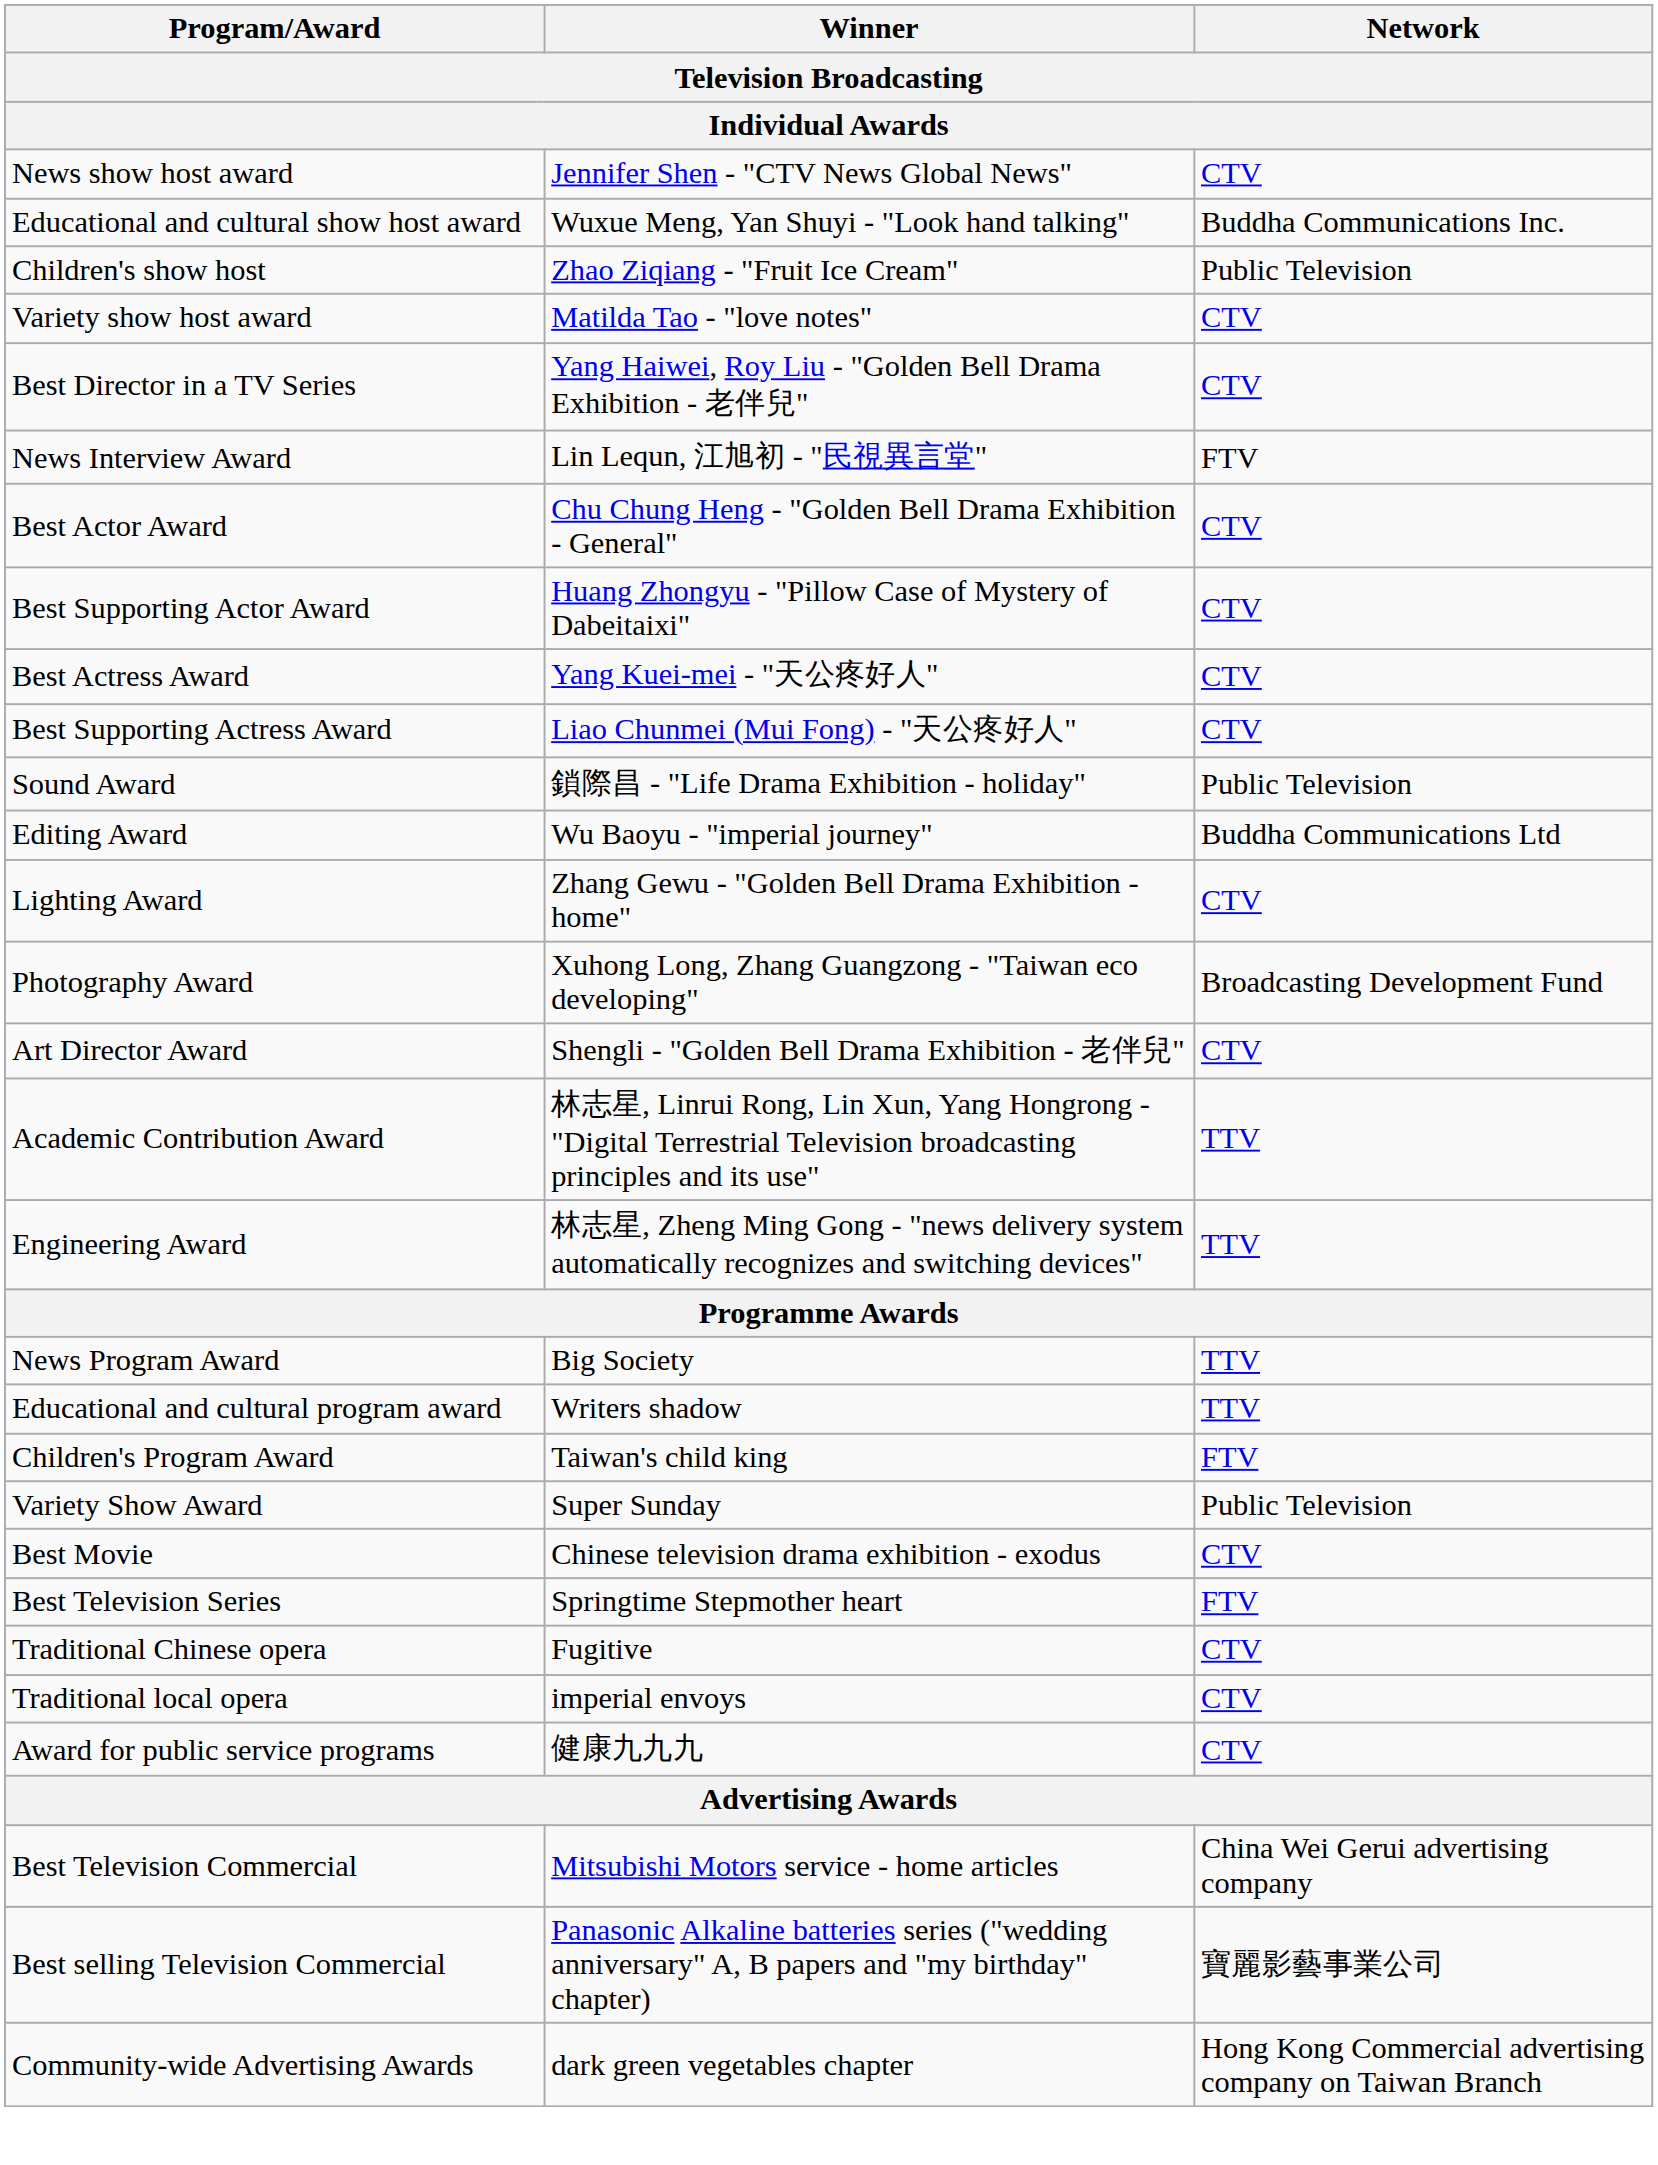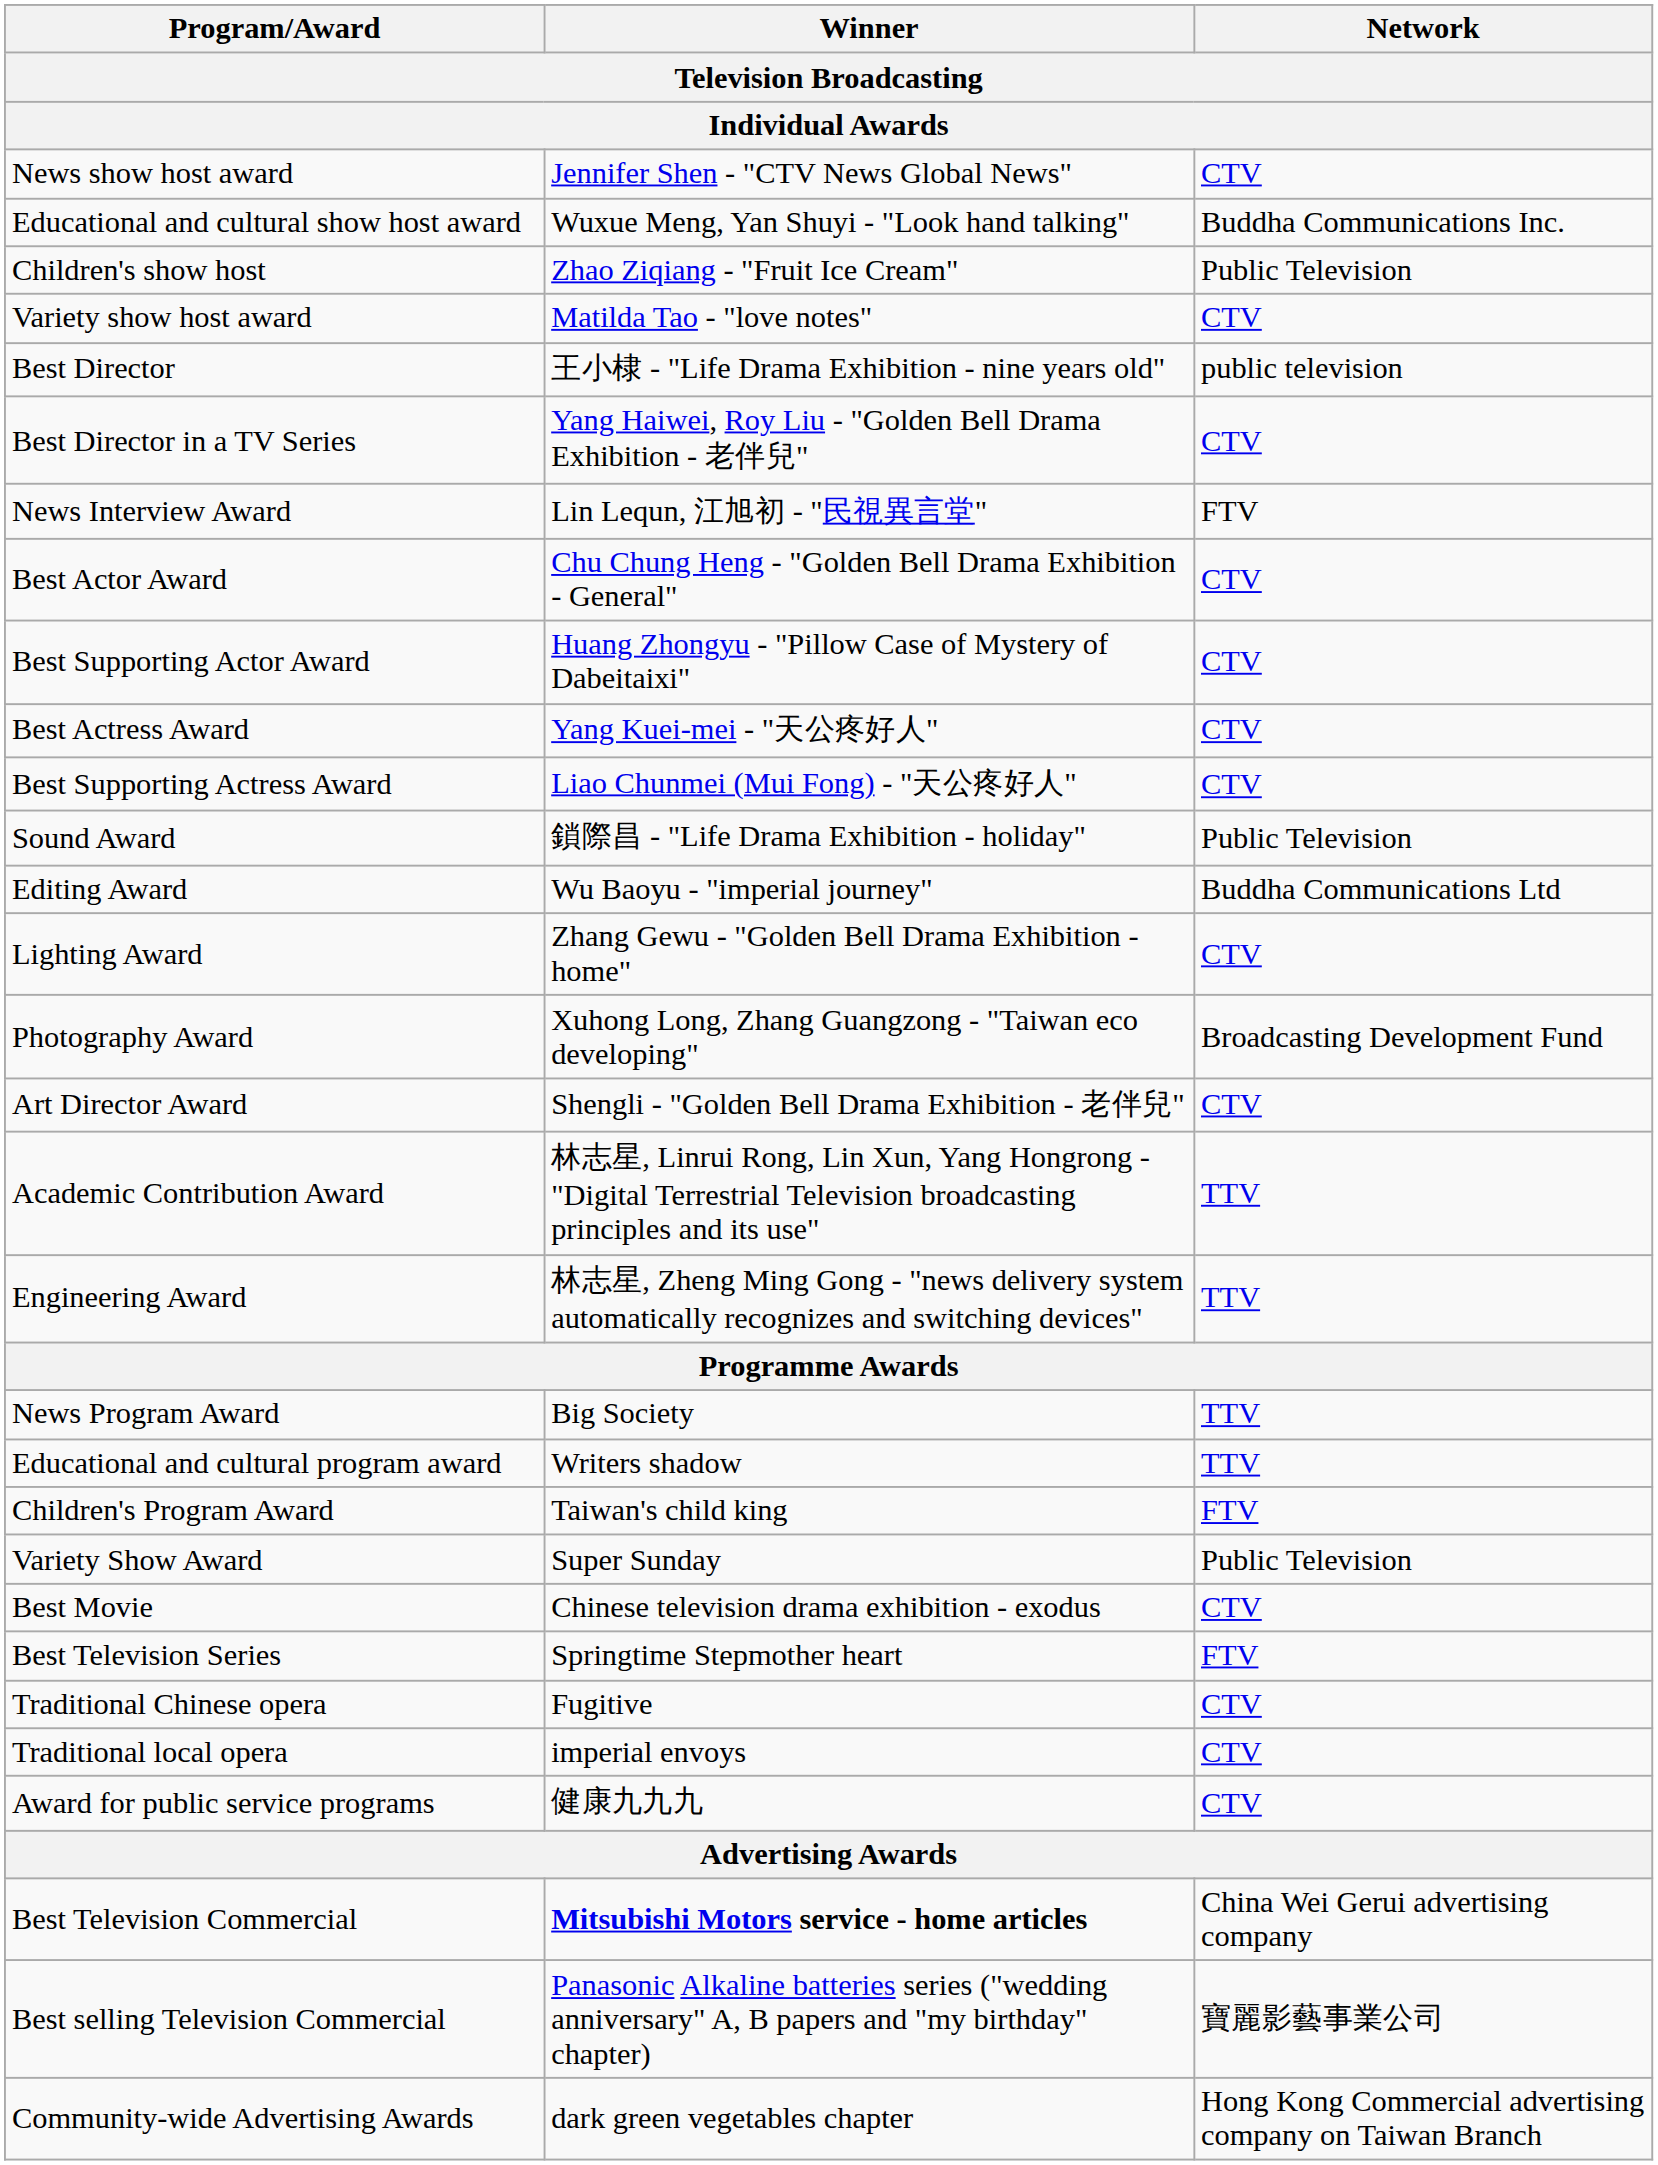+ row: (93, 368)
(805, 1865) normal -> (819, 1919) bold
